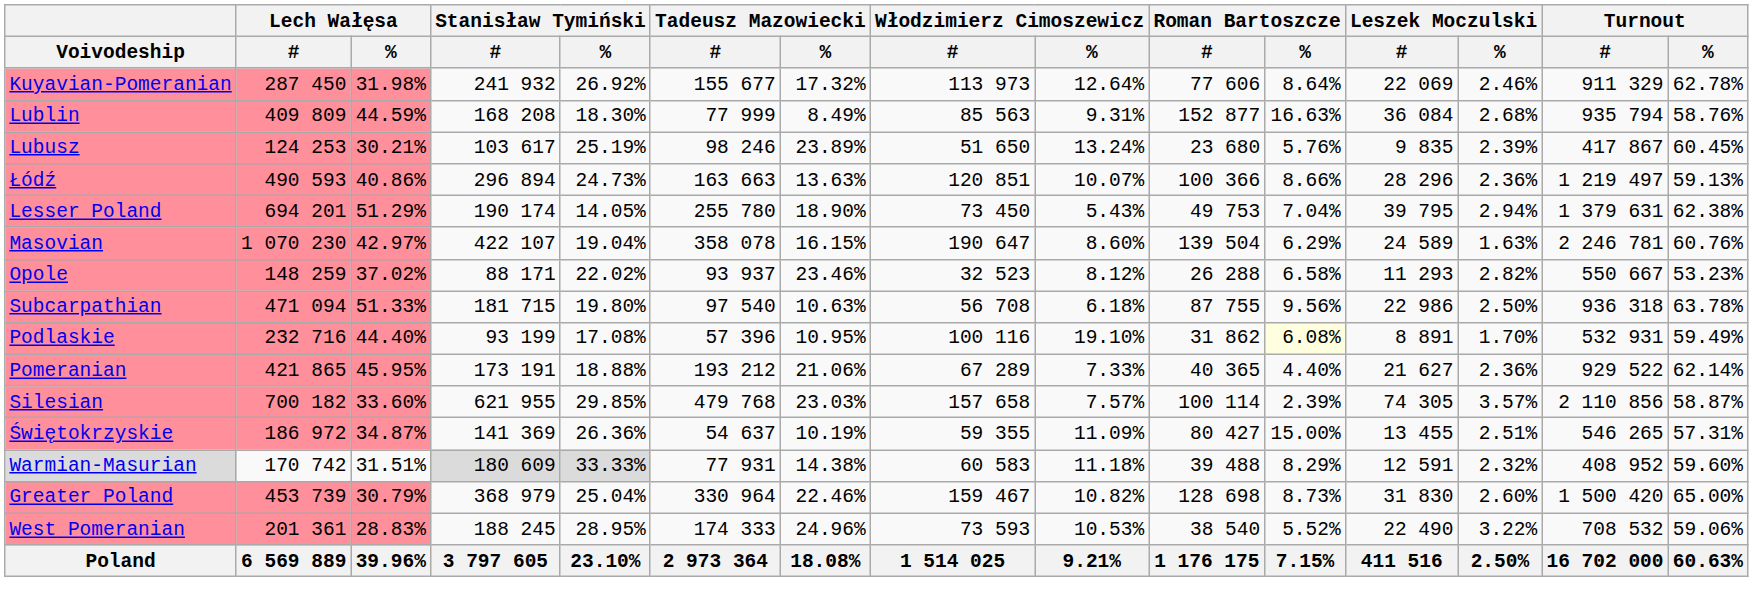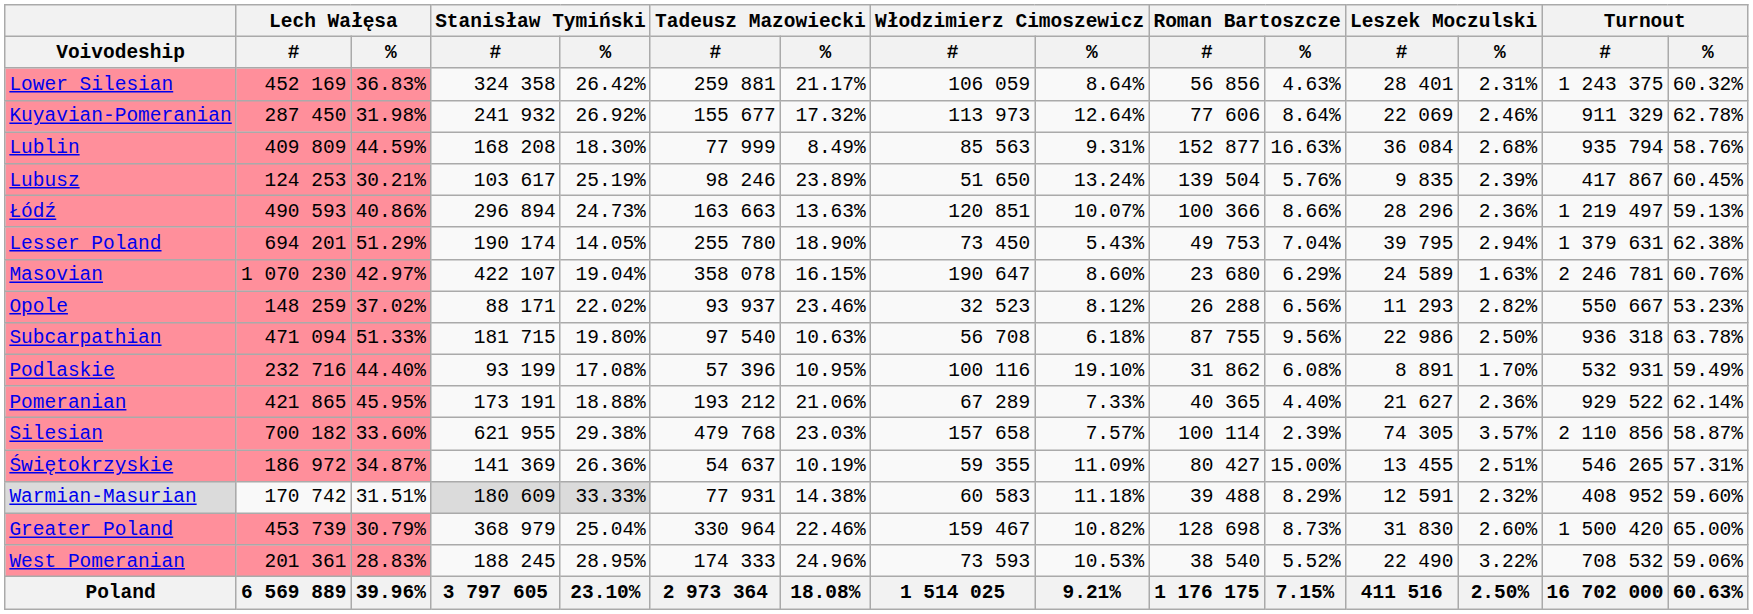+ row: (91, 84)
(1225, 148) 23 680 -> (1219, 180) 139 504
(1219, 243) 139 504 -> (1225, 275) 23 680
(1311, 275) 6.58% -> (1311, 307) 6.56%
(1311, 338) lightyellow background -> (1311, 370) no background
(611, 402) 29.85% -> (611, 434) 29.38%
